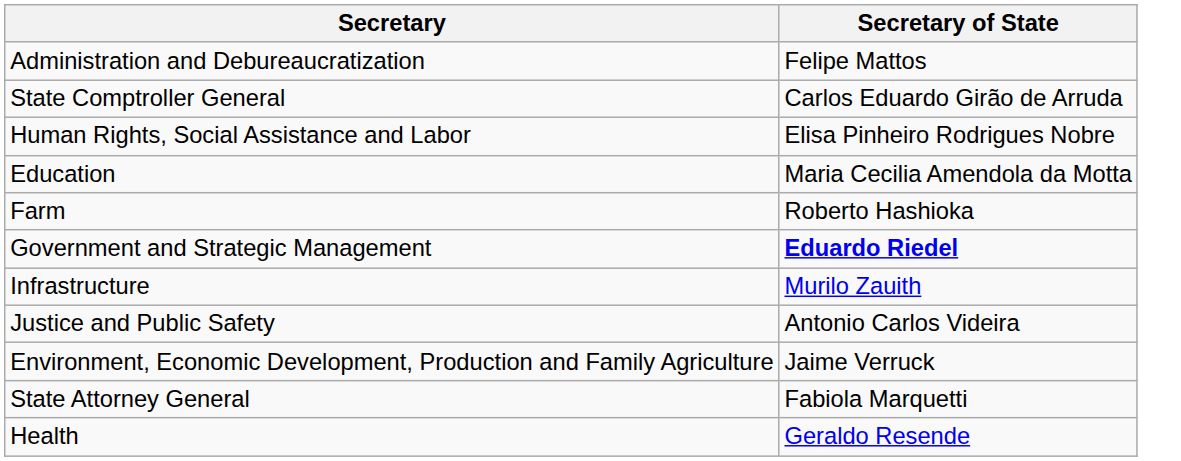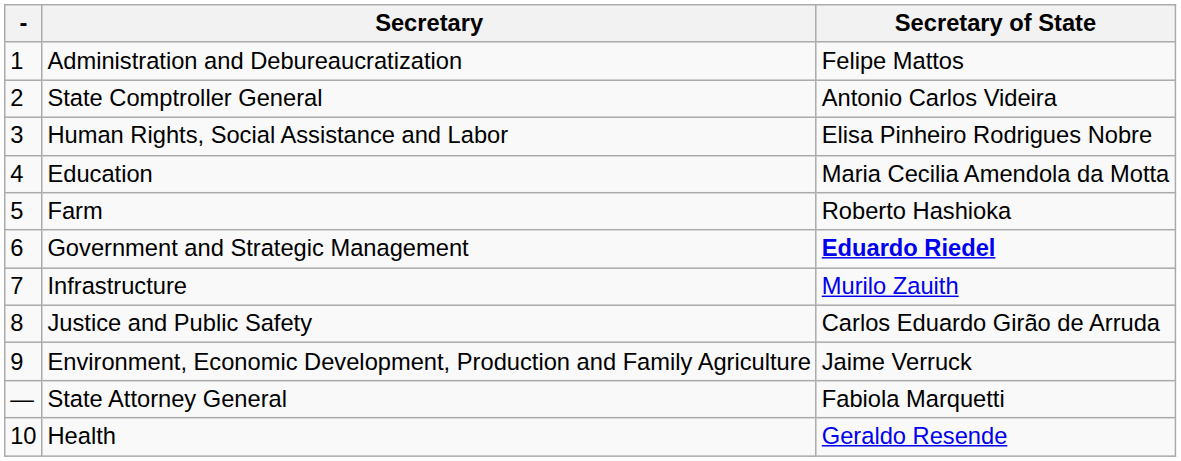+ column: (23, 23)
(954, 98) Carlos Eduardo Girão de Arruda -> (939, 98) Antonio Carlos Videira
(902, 323) Antonio Carlos Videira -> (991, 323) Carlos Eduardo Girão de Arruda
